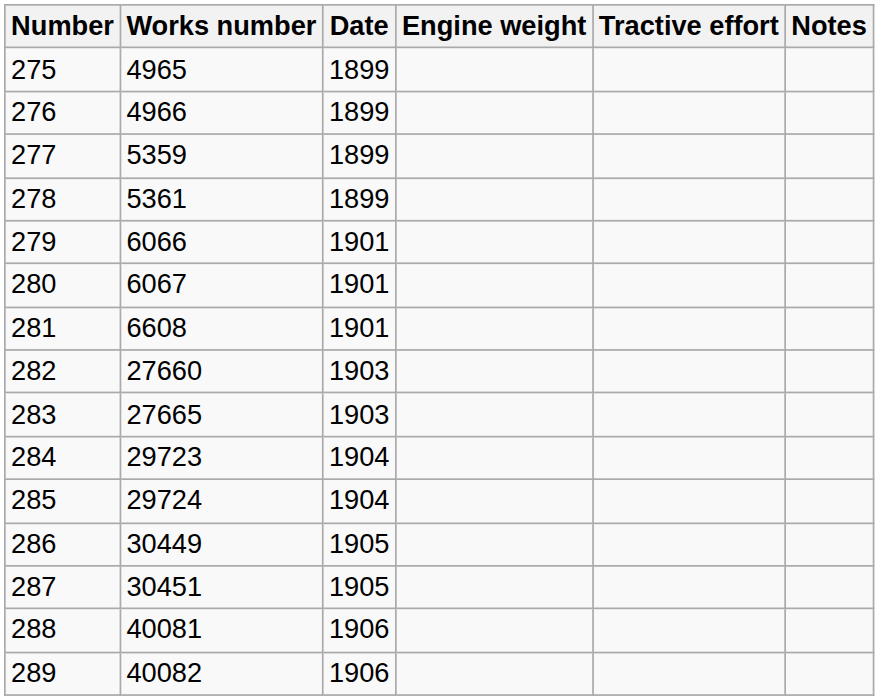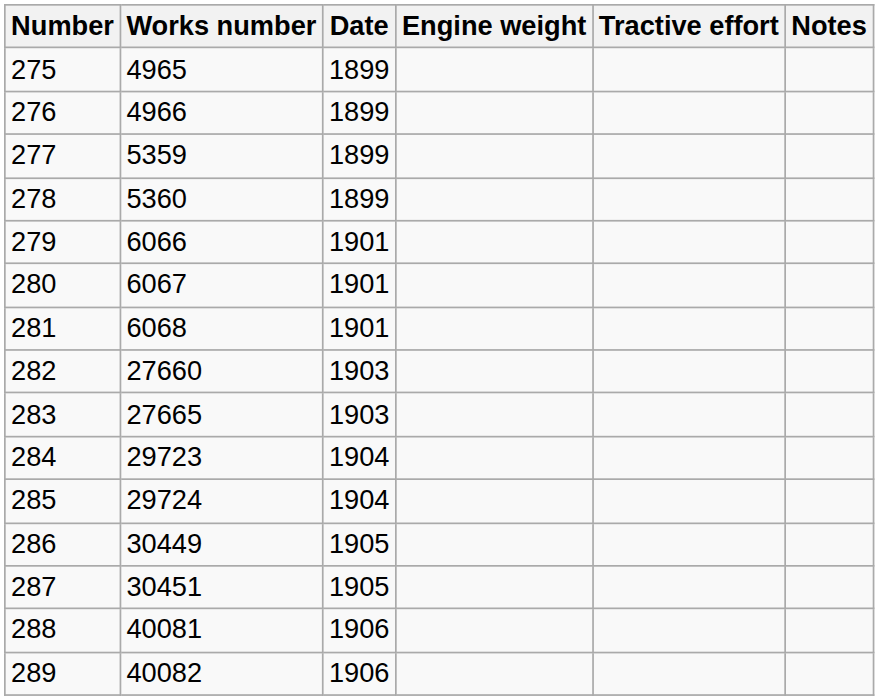(157, 198) 5361 -> (157, 198) 5360
(157, 328) 6608 -> (157, 328) 6068
